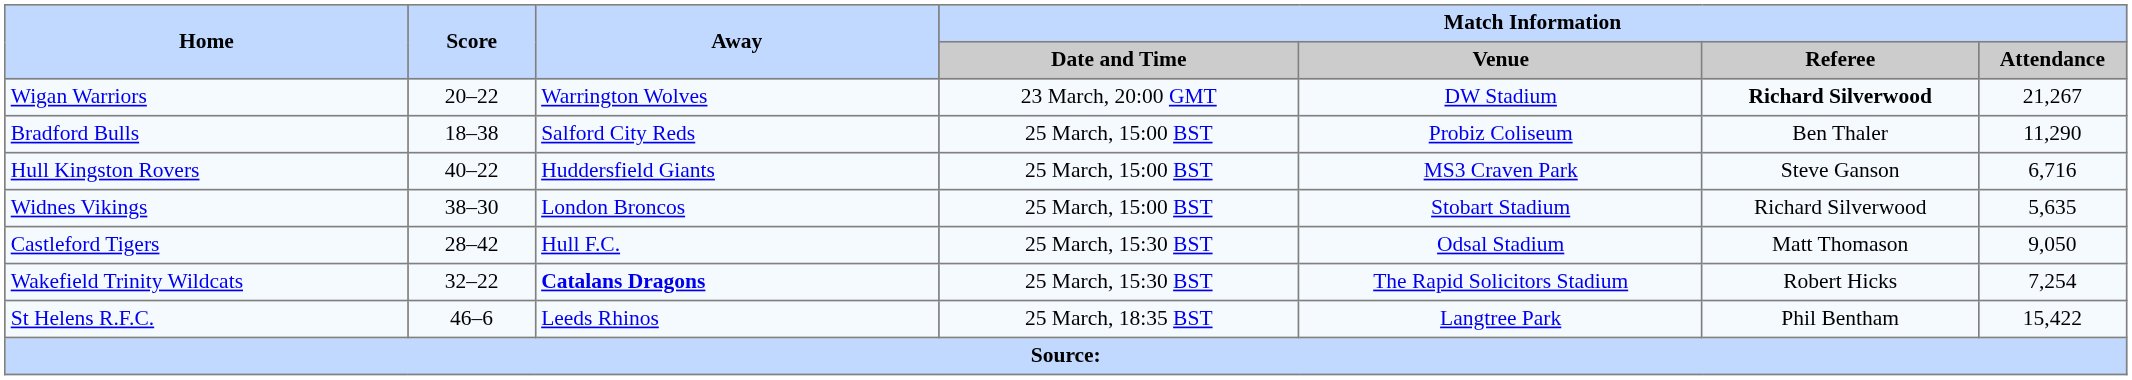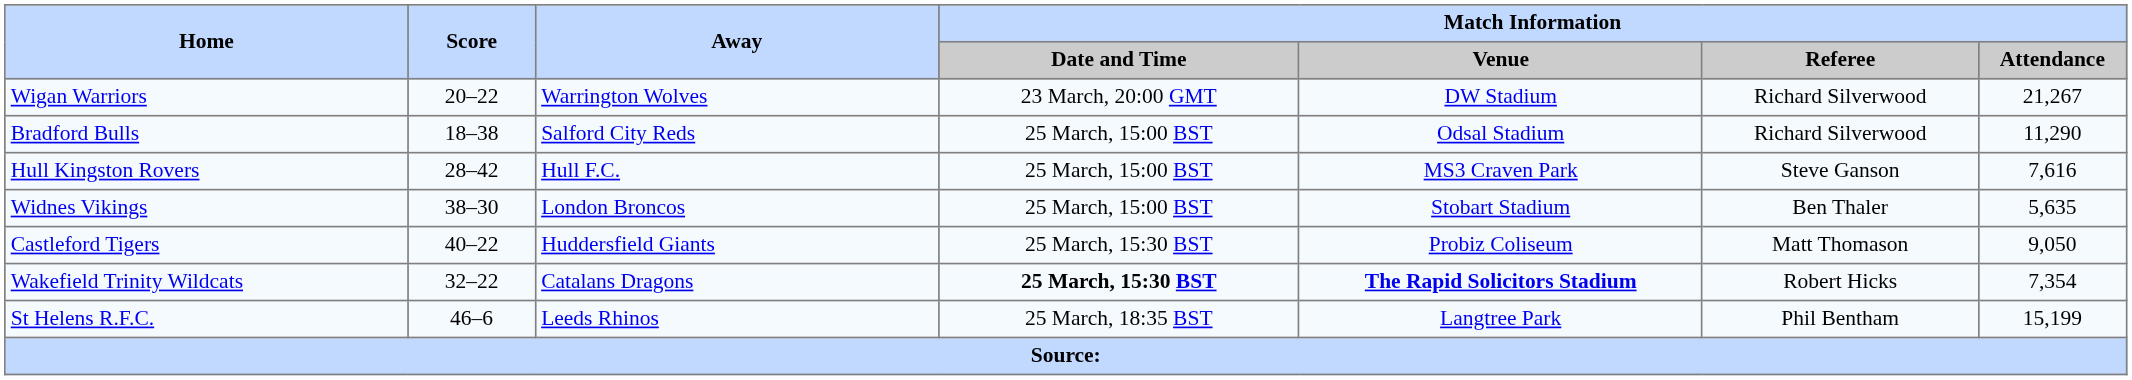(1840, 96) bold -> (1840, 96) normal
(1501, 133) Probiz Coliseum -> (1501, 133) Odsal Stadium
(1840, 133) Ben Thaler -> (1840, 133) Richard Silverwood
(472, 170) 40–22 -> (472, 170) 28–42
(628, 170) Huddersfield Giants -> (581, 170) Hull F.C.
(2052, 170) 6,716 -> (2052, 170) 7,616
(1840, 207) Richard Silverwood -> (1840, 207) Ben Thaler
(472, 244) 28–42 -> (472, 244) 40–22
(581, 244) Hull F.C. -> (628, 244) Huddersfield Giants
(1501, 244) Odsal Stadium -> (1501, 244) Probiz Coliseum
(623, 281) bold -> (617, 281) normal
(1119, 281) normal -> (1119, 281) bold
(1501, 281) normal -> (1501, 281) bold
(2052, 281) 7,254 -> (2052, 281) 7,354
(2052, 318) 15,422 -> (2052, 318) 15,199
